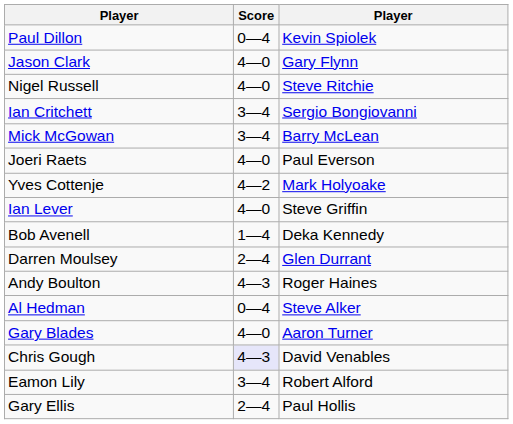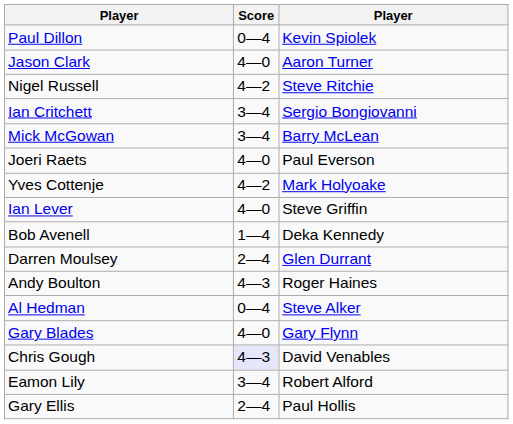(320, 62) Gary Flynn -> (328, 62) Aaron Turner
(254, 86) 4—0 -> (254, 86) 4—2
(328, 332) Aaron Turner -> (320, 332) Gary Flynn
